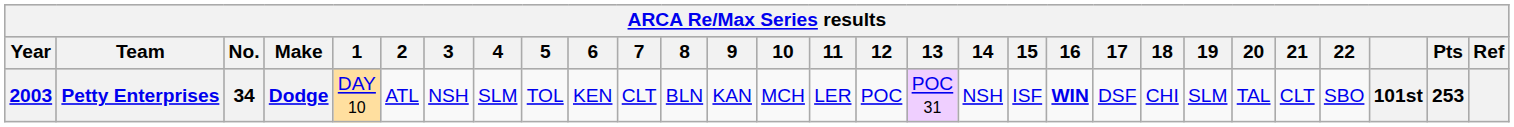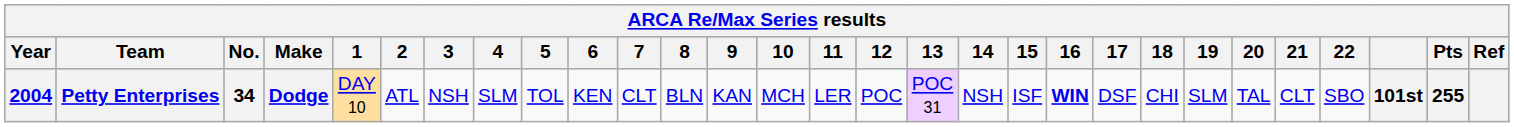(31, 95) 2003 -> (31, 95) 2004
(1448, 95) 253 -> (1448, 95) 255
